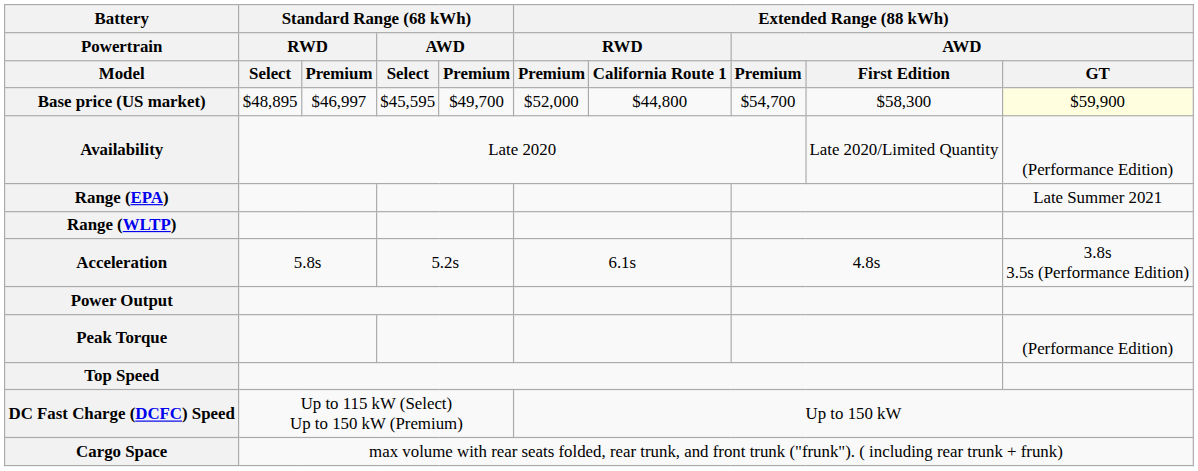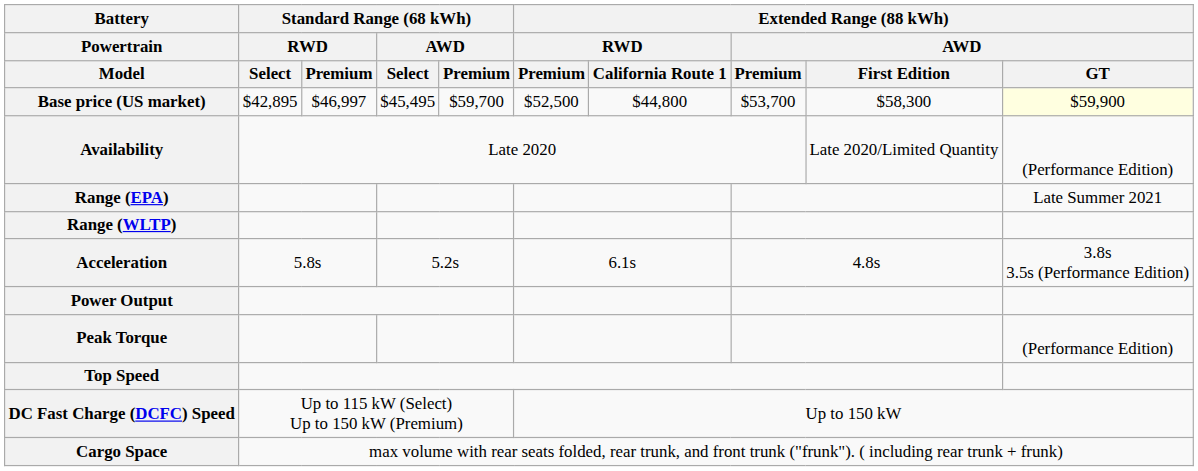(270, 102) $48,895 -> (270, 102) $42,895
(408, 102) $45,595 -> (408, 102) $45,495
(476, 102) $49,700 -> (476, 102) $59,700
(551, 102) $52,000 -> (551, 102) $52,500
(768, 102) $54,700 -> (768, 102) $53,700
